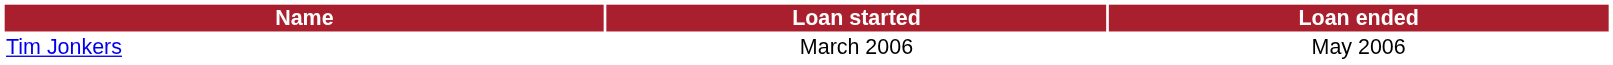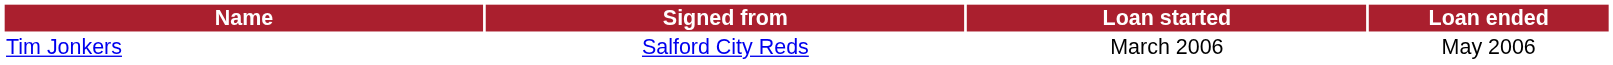+ column: (725, 17)
